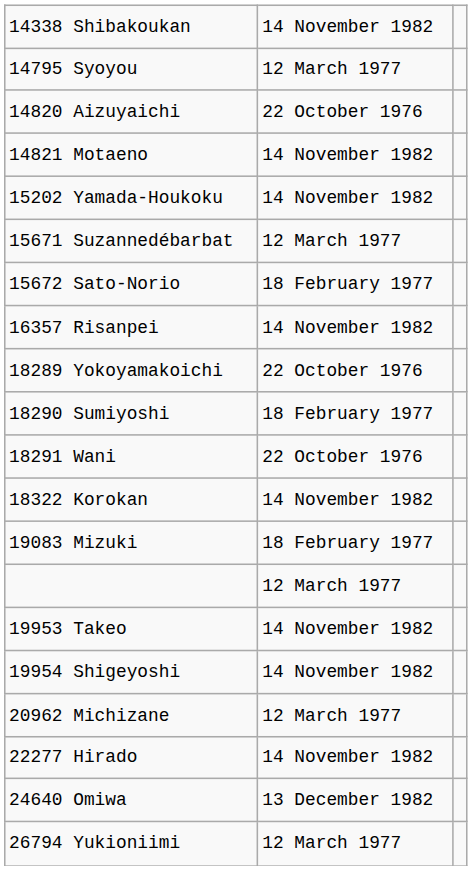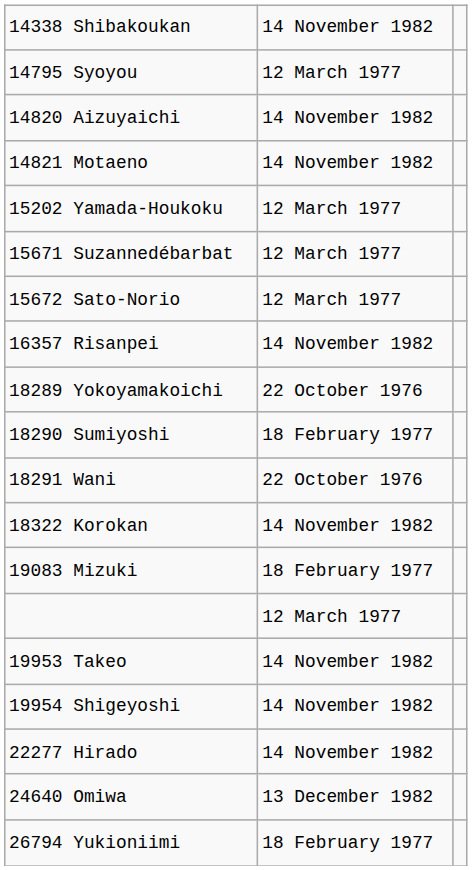(342, 112) 22 October 1976 -> (348, 118) 14 November 1982
(348, 198) 14 November 1982 -> (332, 208) 12 March 1977
(348, 284) 18 February 1977 -> (332, 299) 12 March 1977
- row: (89, 714)
(332, 844) 12 March 1977 -> (348, 843) 18 February 1977
